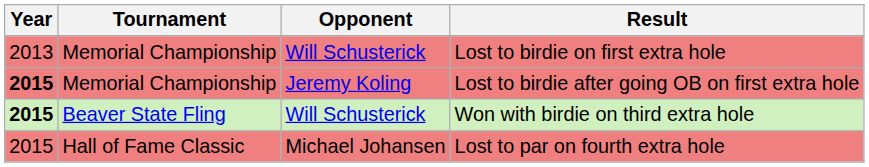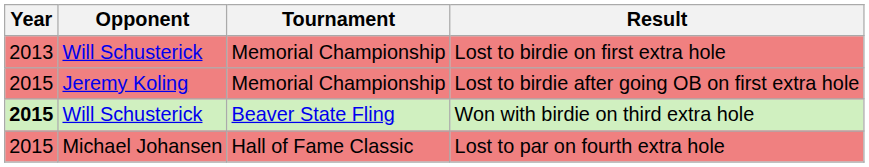columns swapped: (169, 20) <-> (365, 20)
(31, 83) bold -> (31, 83) normal
